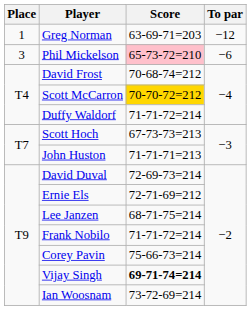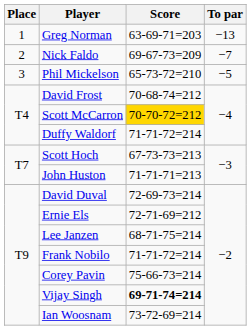(225, 34) −12 -> (225, 34) −13
+ row: (70, 54)
(165, 54) pink background -> (165, 74) no background
(225, 54) −6 -> (225, 74) −5
